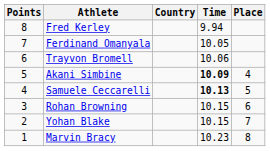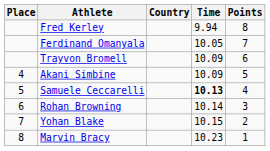columns swapped: (248, 12) <-> (24, 12)
(214, 59) 10.06 -> (209, 59) 10.09
(214, 75) bold -> (209, 75) normal
(214, 106) 10.15 -> (209, 106) 10.14
